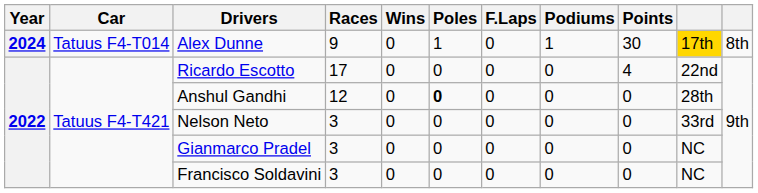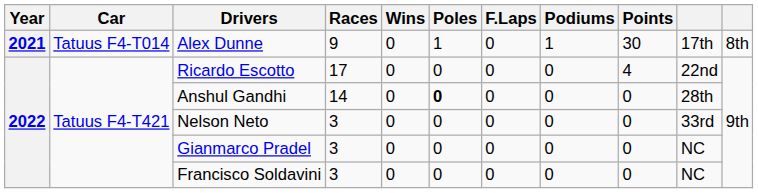(27, 43) 2024 -> (27, 43) 2021
(697, 43) gold background -> (697, 43) no background
(338, 96) 12 -> (338, 96) 14
